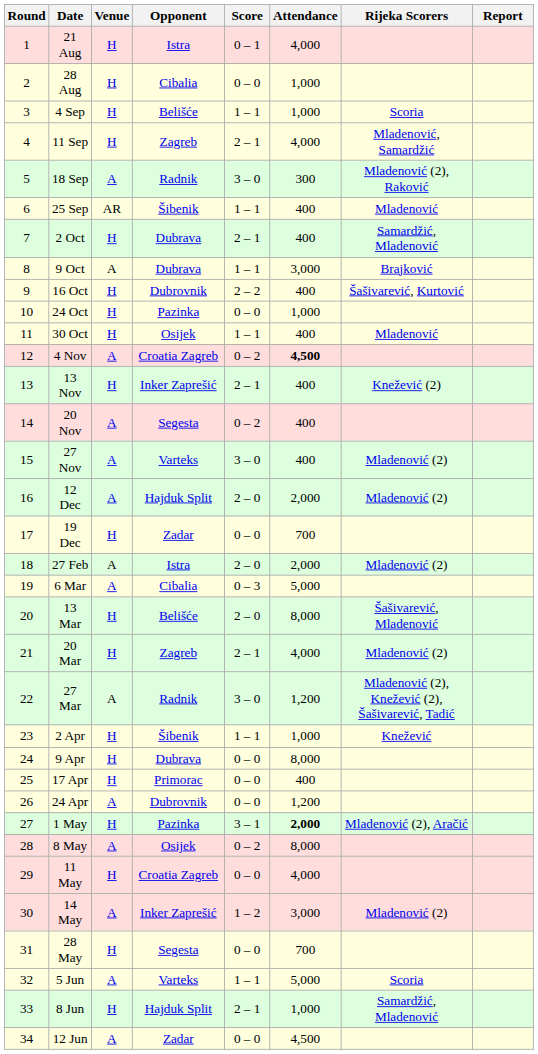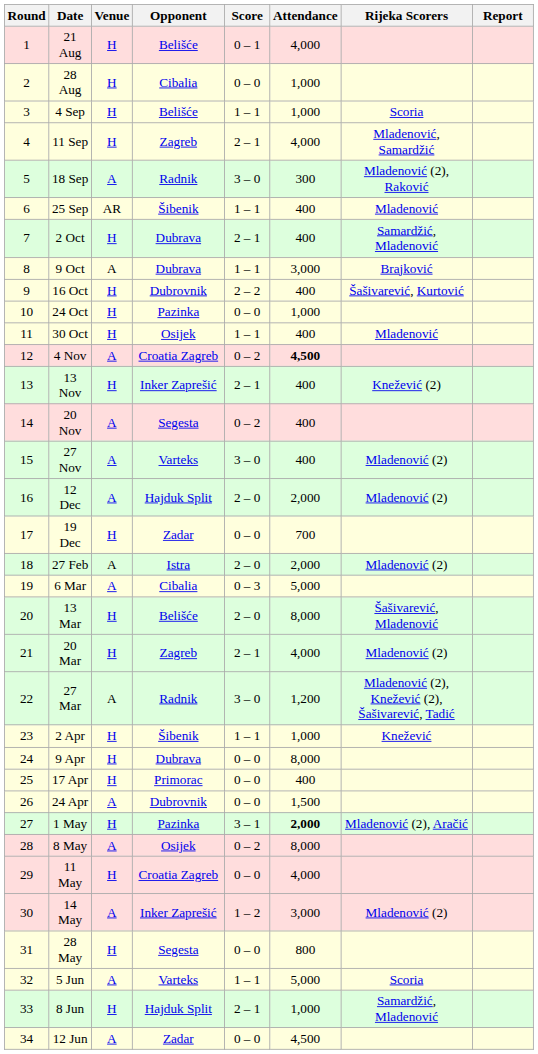(178, 45) Istra -> (178, 45) Belišće
(305, 801) 1,200 -> (305, 801) 1,500
(305, 949) 700 -> (305, 949) 800
